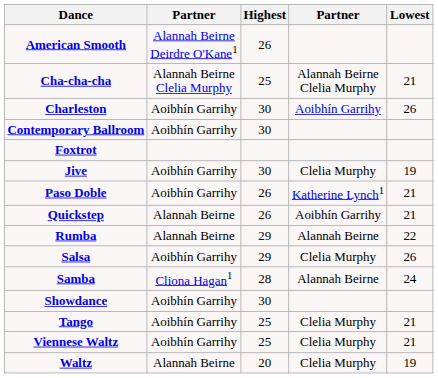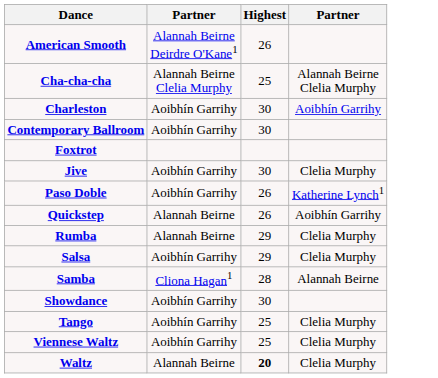- column: (410, 14)
(338, 235) Alannah Beirne -> (338, 235) Clelia Murphy
(265, 362) normal -> (265, 362) bold
